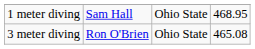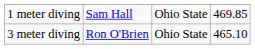(230, 14) 468.95 -> (230, 14) 469.85
(230, 34) 465.08 -> (230, 34) 465.10
